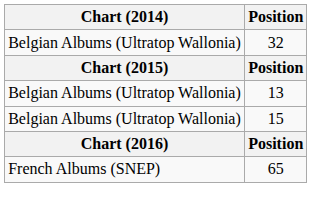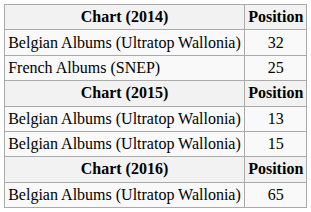+ row: (276, 67)
(84, 169) French Albums (SNEP) -> (124, 194) Belgian Albums (Ultratop Wallonia)
